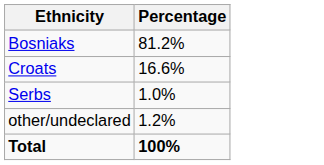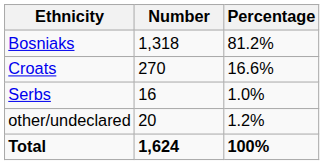+ column: (179, 17)
